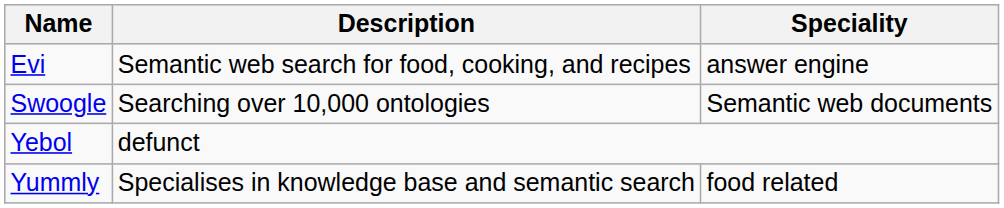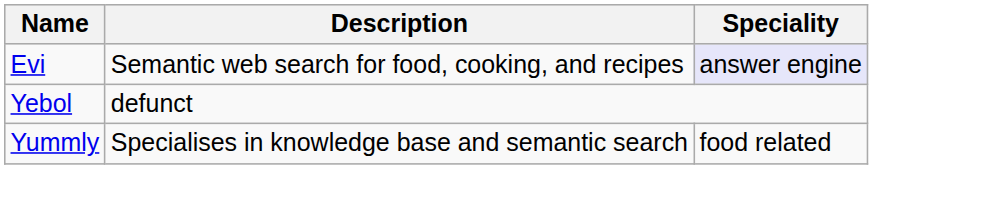(788, 63) no background -> (781, 63) lavender background
- row: (58, 103)
